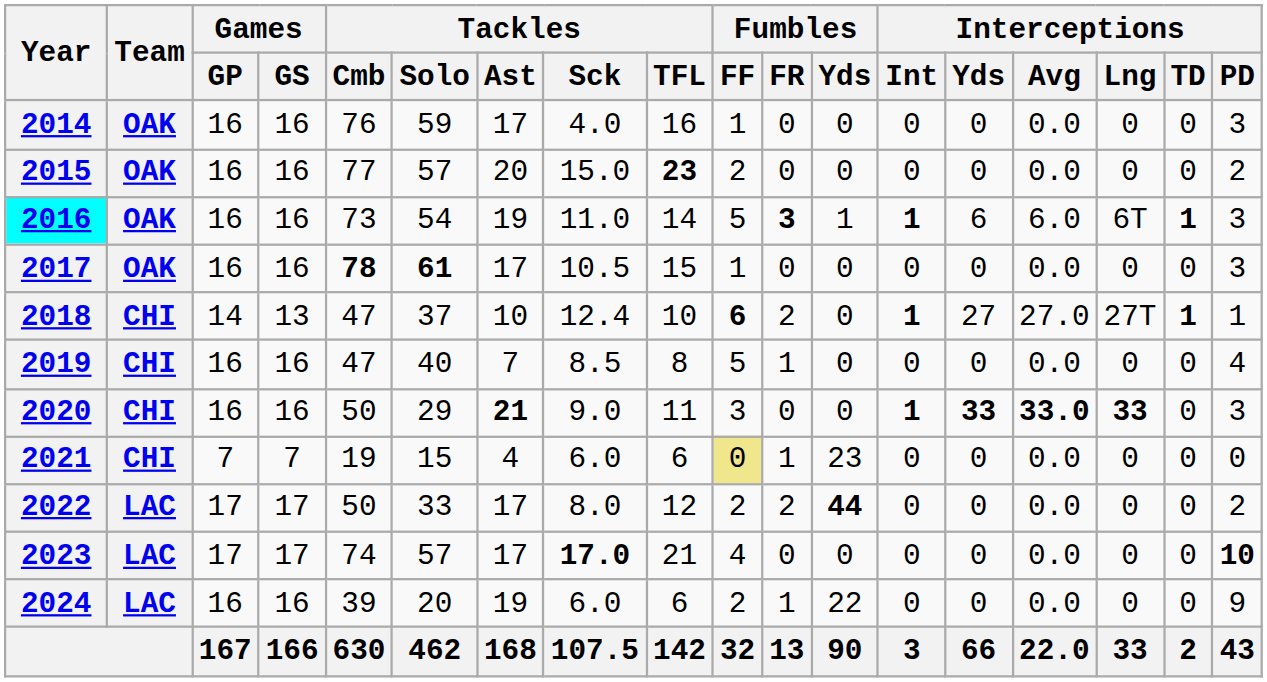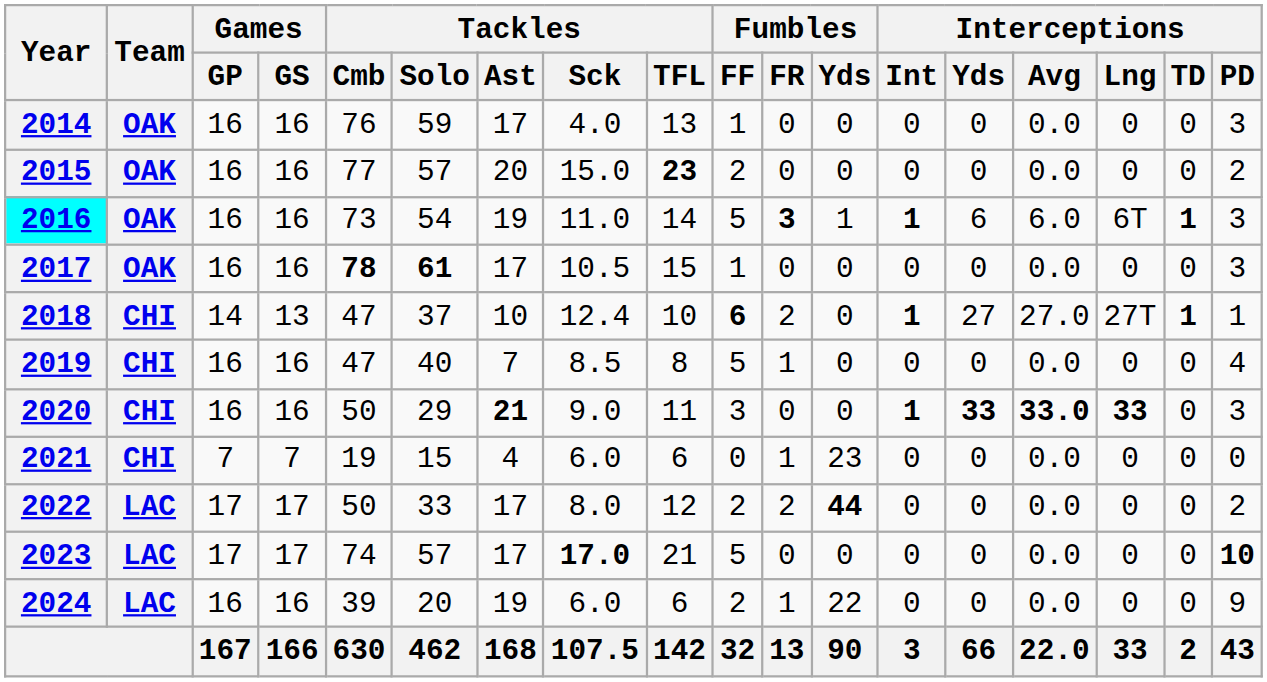(679, 125) 16 -> (679, 125) 13
(738, 460) khaki background -> (738, 460) no background
(738, 556) 4 -> (738, 556) 5
